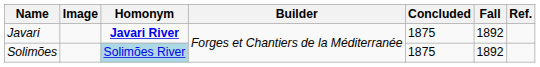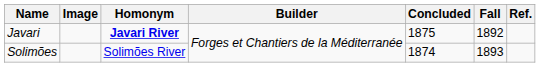(144, 52) lightblue background -> (144, 52) no background
(422, 52) 1875 -> (422, 52) 1874
(490, 52) 1892 -> (490, 52) 1893
